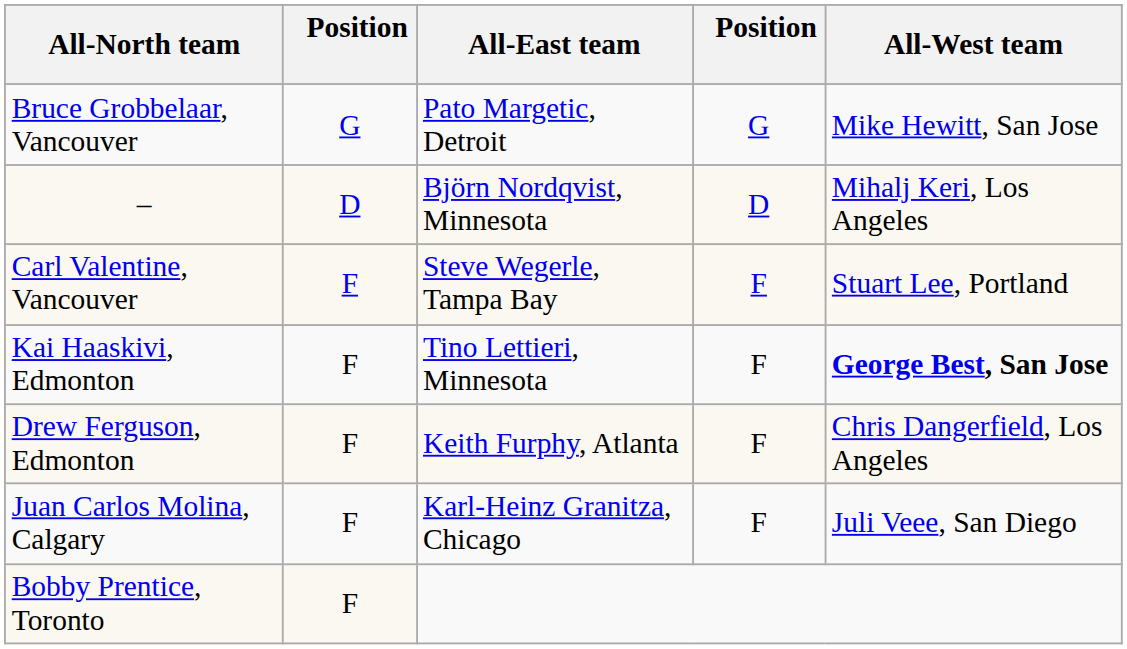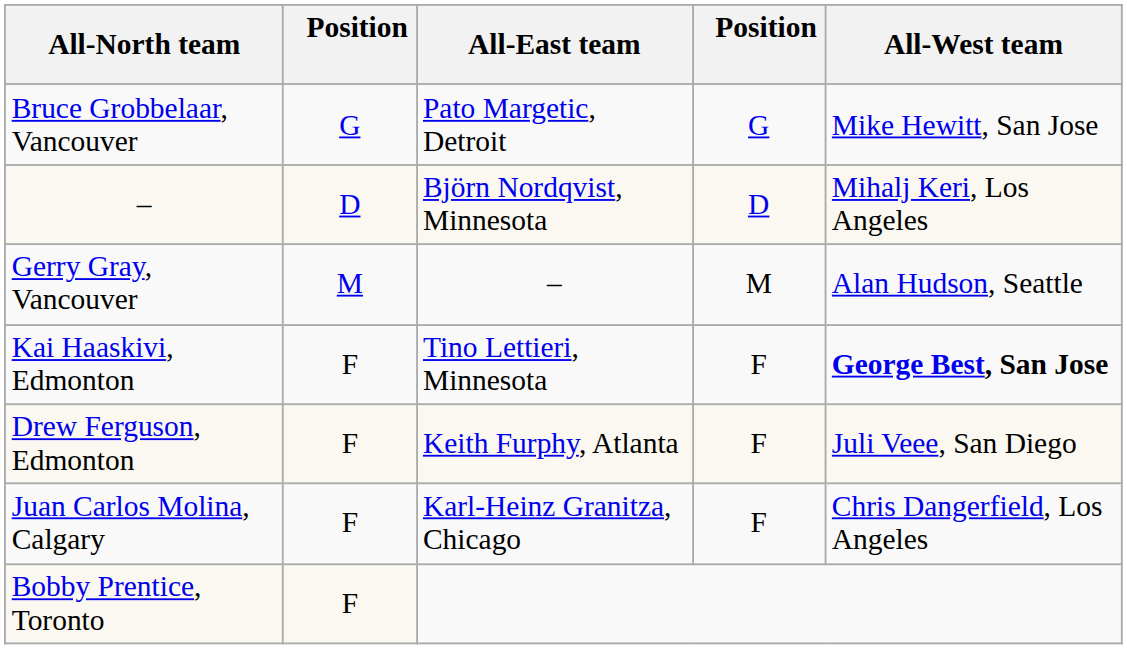+ row: (82, 283)
- row: (100, 283)
(967, 443) Chris Dangerfield, Los Angeles -> (954, 443) Juli Veee, San Diego
(954, 523) Juli Veee, San Diego -> (967, 523) Chris Dangerfield, Los Angeles
